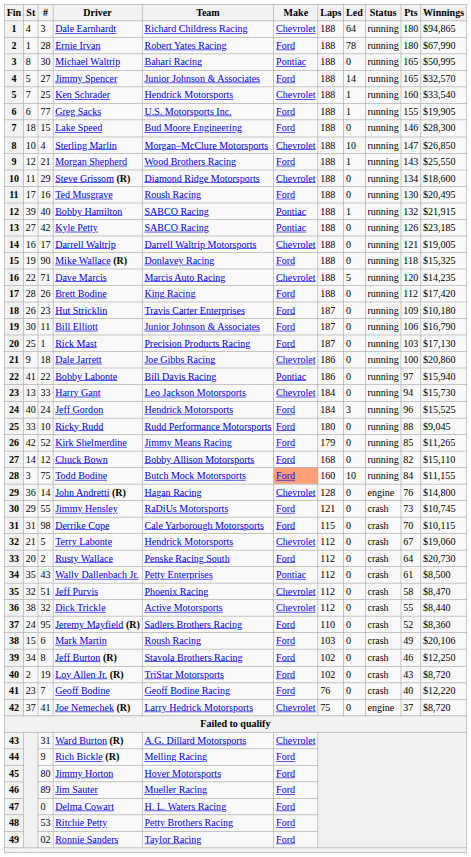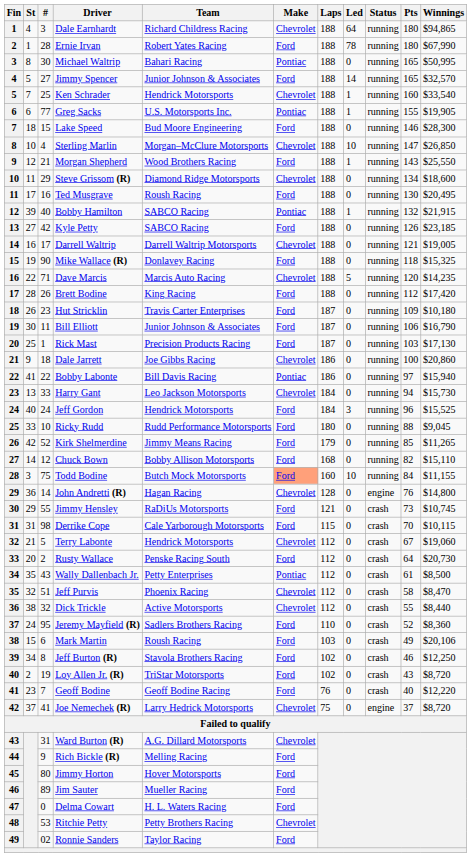(286, 112) Ford -> (291, 112) Pontiac
(291, 227) Pontiac -> (286, 227) Ford
(286, 823) Ford -> (296, 823) Chevrolet
